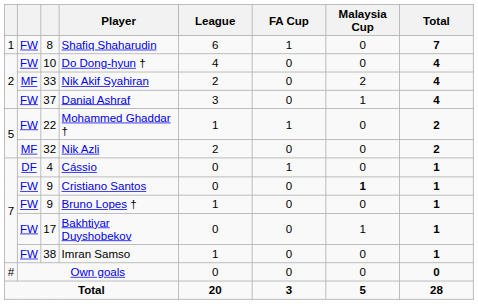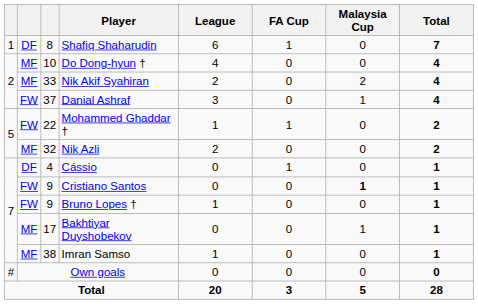(29, 45) FW -> (29, 45) DF
(29, 63) FW -> (29, 63) MF
(29, 229) FW -> (29, 229) MF
(29, 254) FW -> (29, 254) MF
